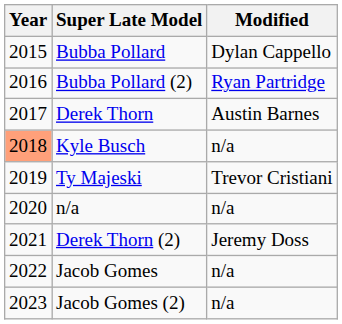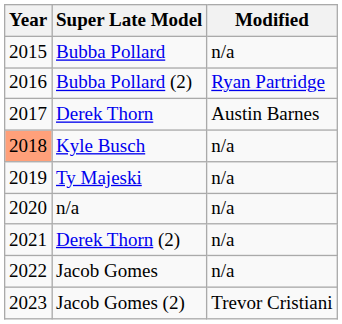(271, 51) Dylan Cappello -> (223, 51) n/a
(272, 177) Trevor Cristiani -> (223, 177) n/a
(260, 240) Jeremy Doss -> (223, 240) n/a
(223, 302) n/a -> (272, 302) Trevor Cristiani
